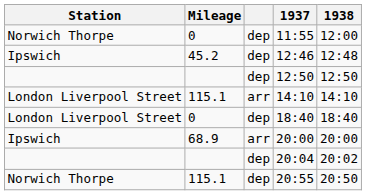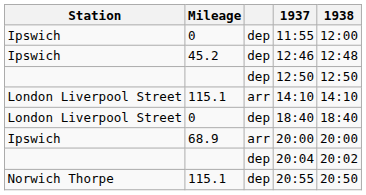(61, 35) Norwich Thorpe -> (34, 35) Ipswich
